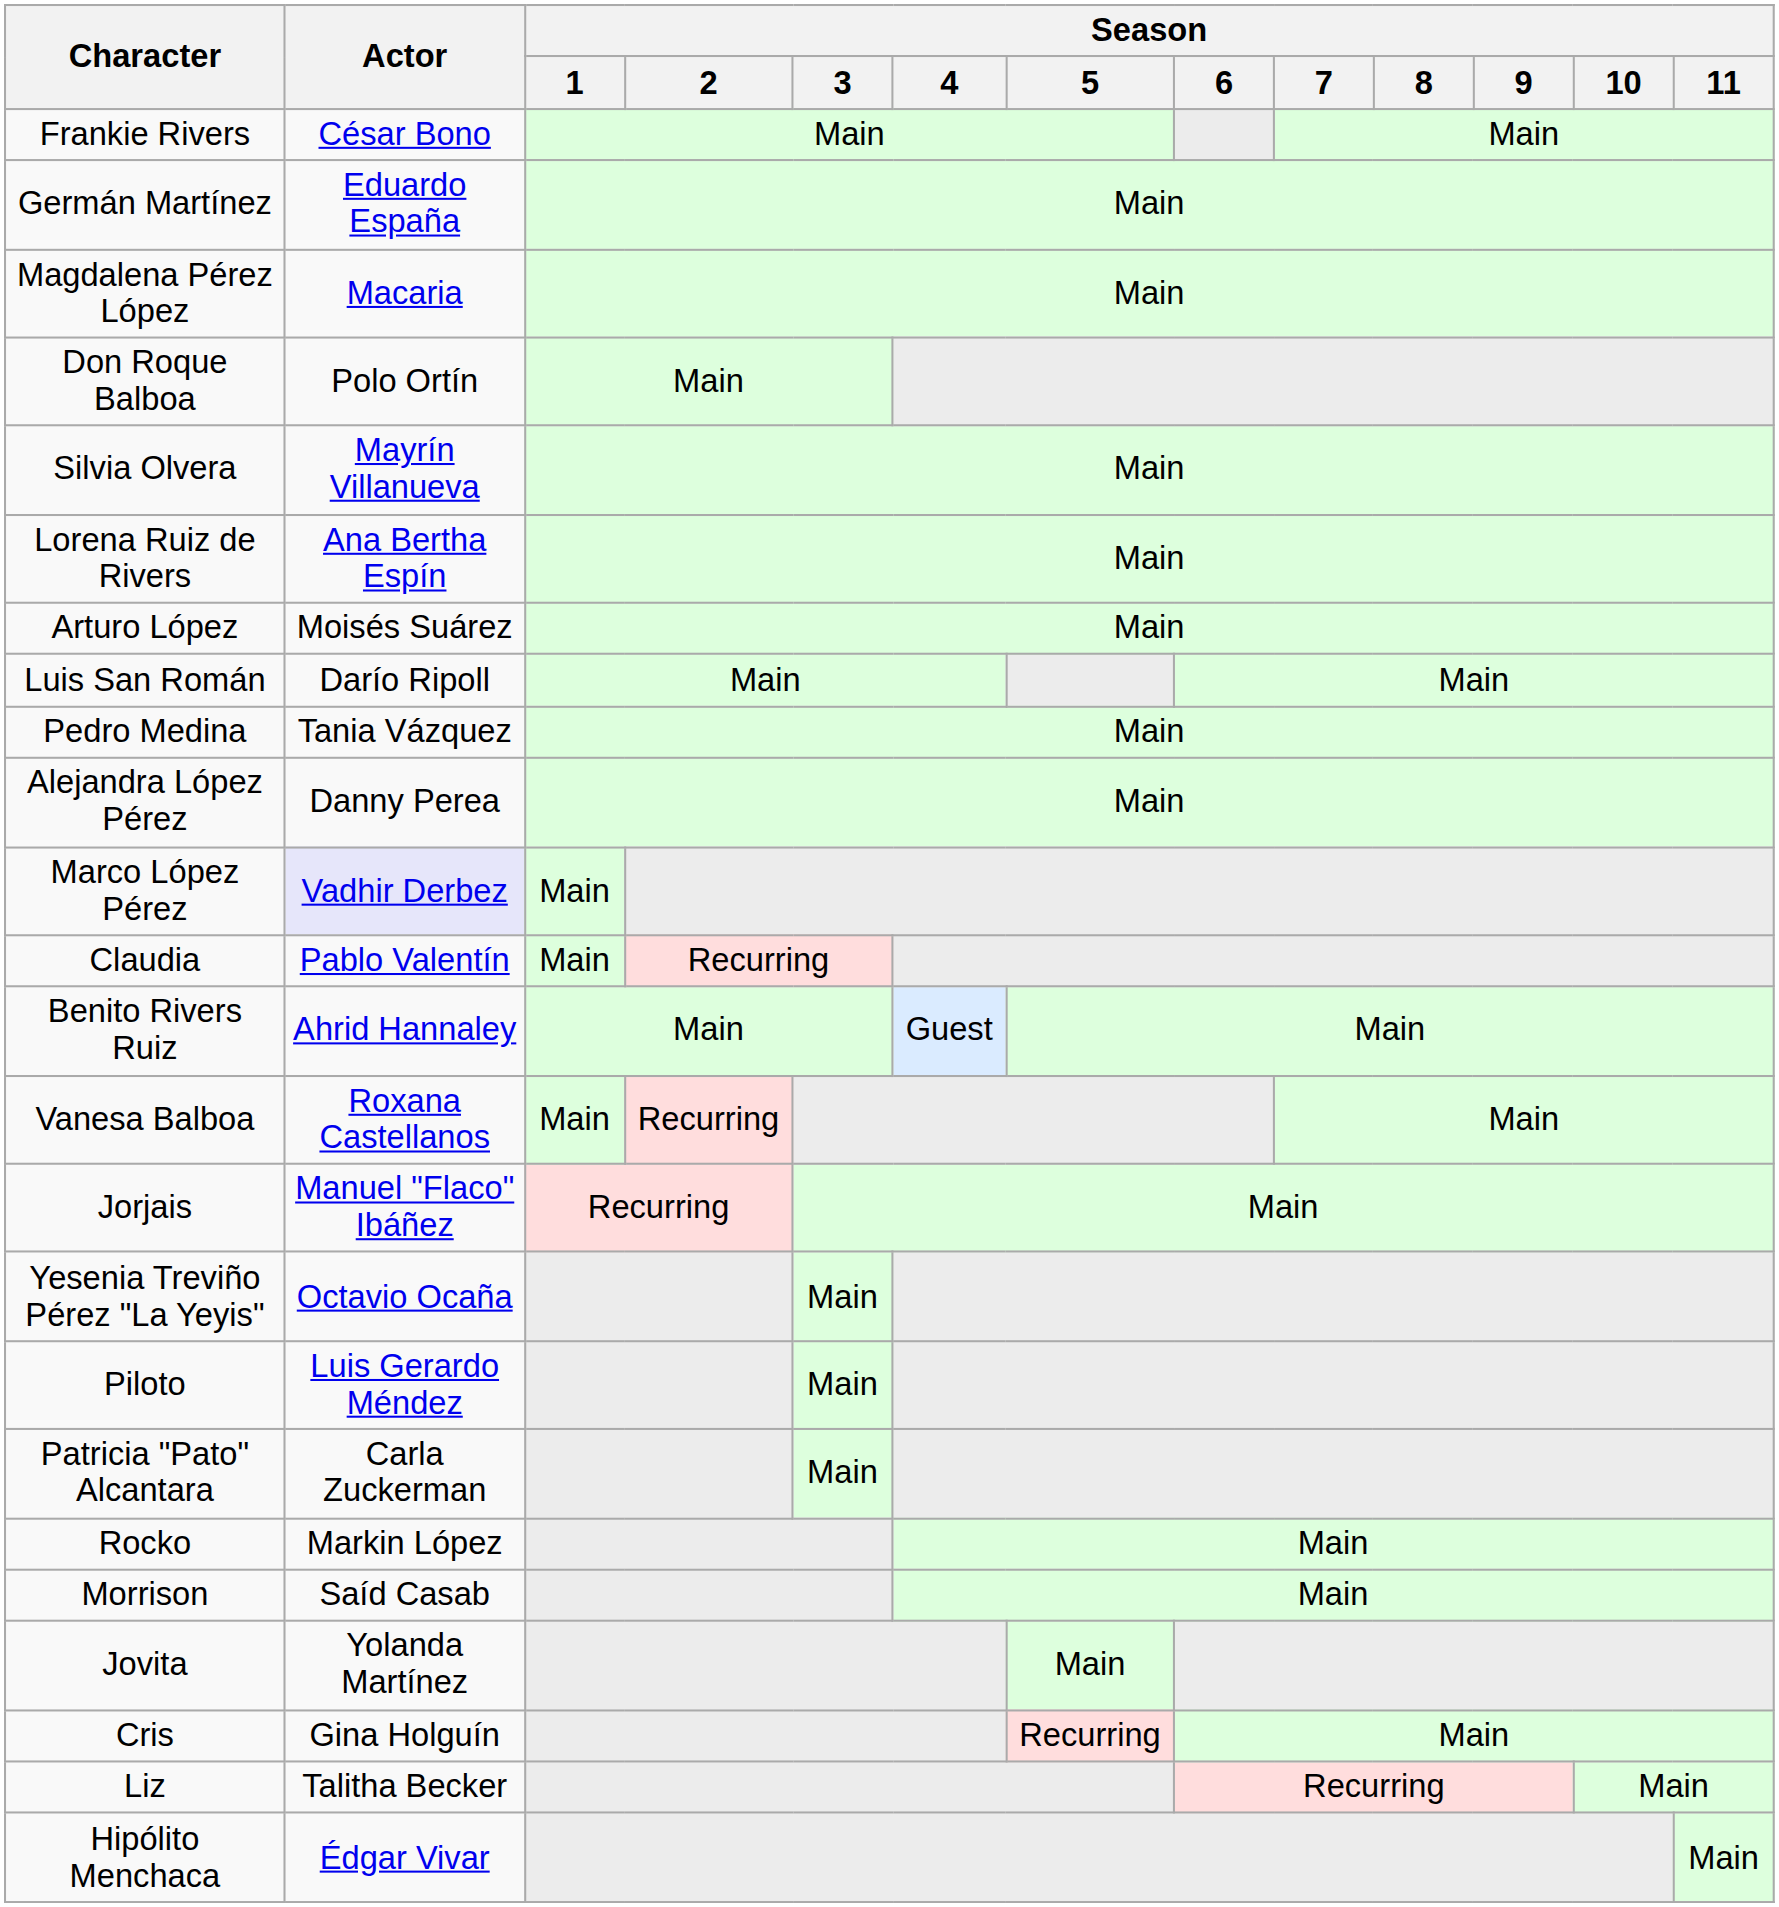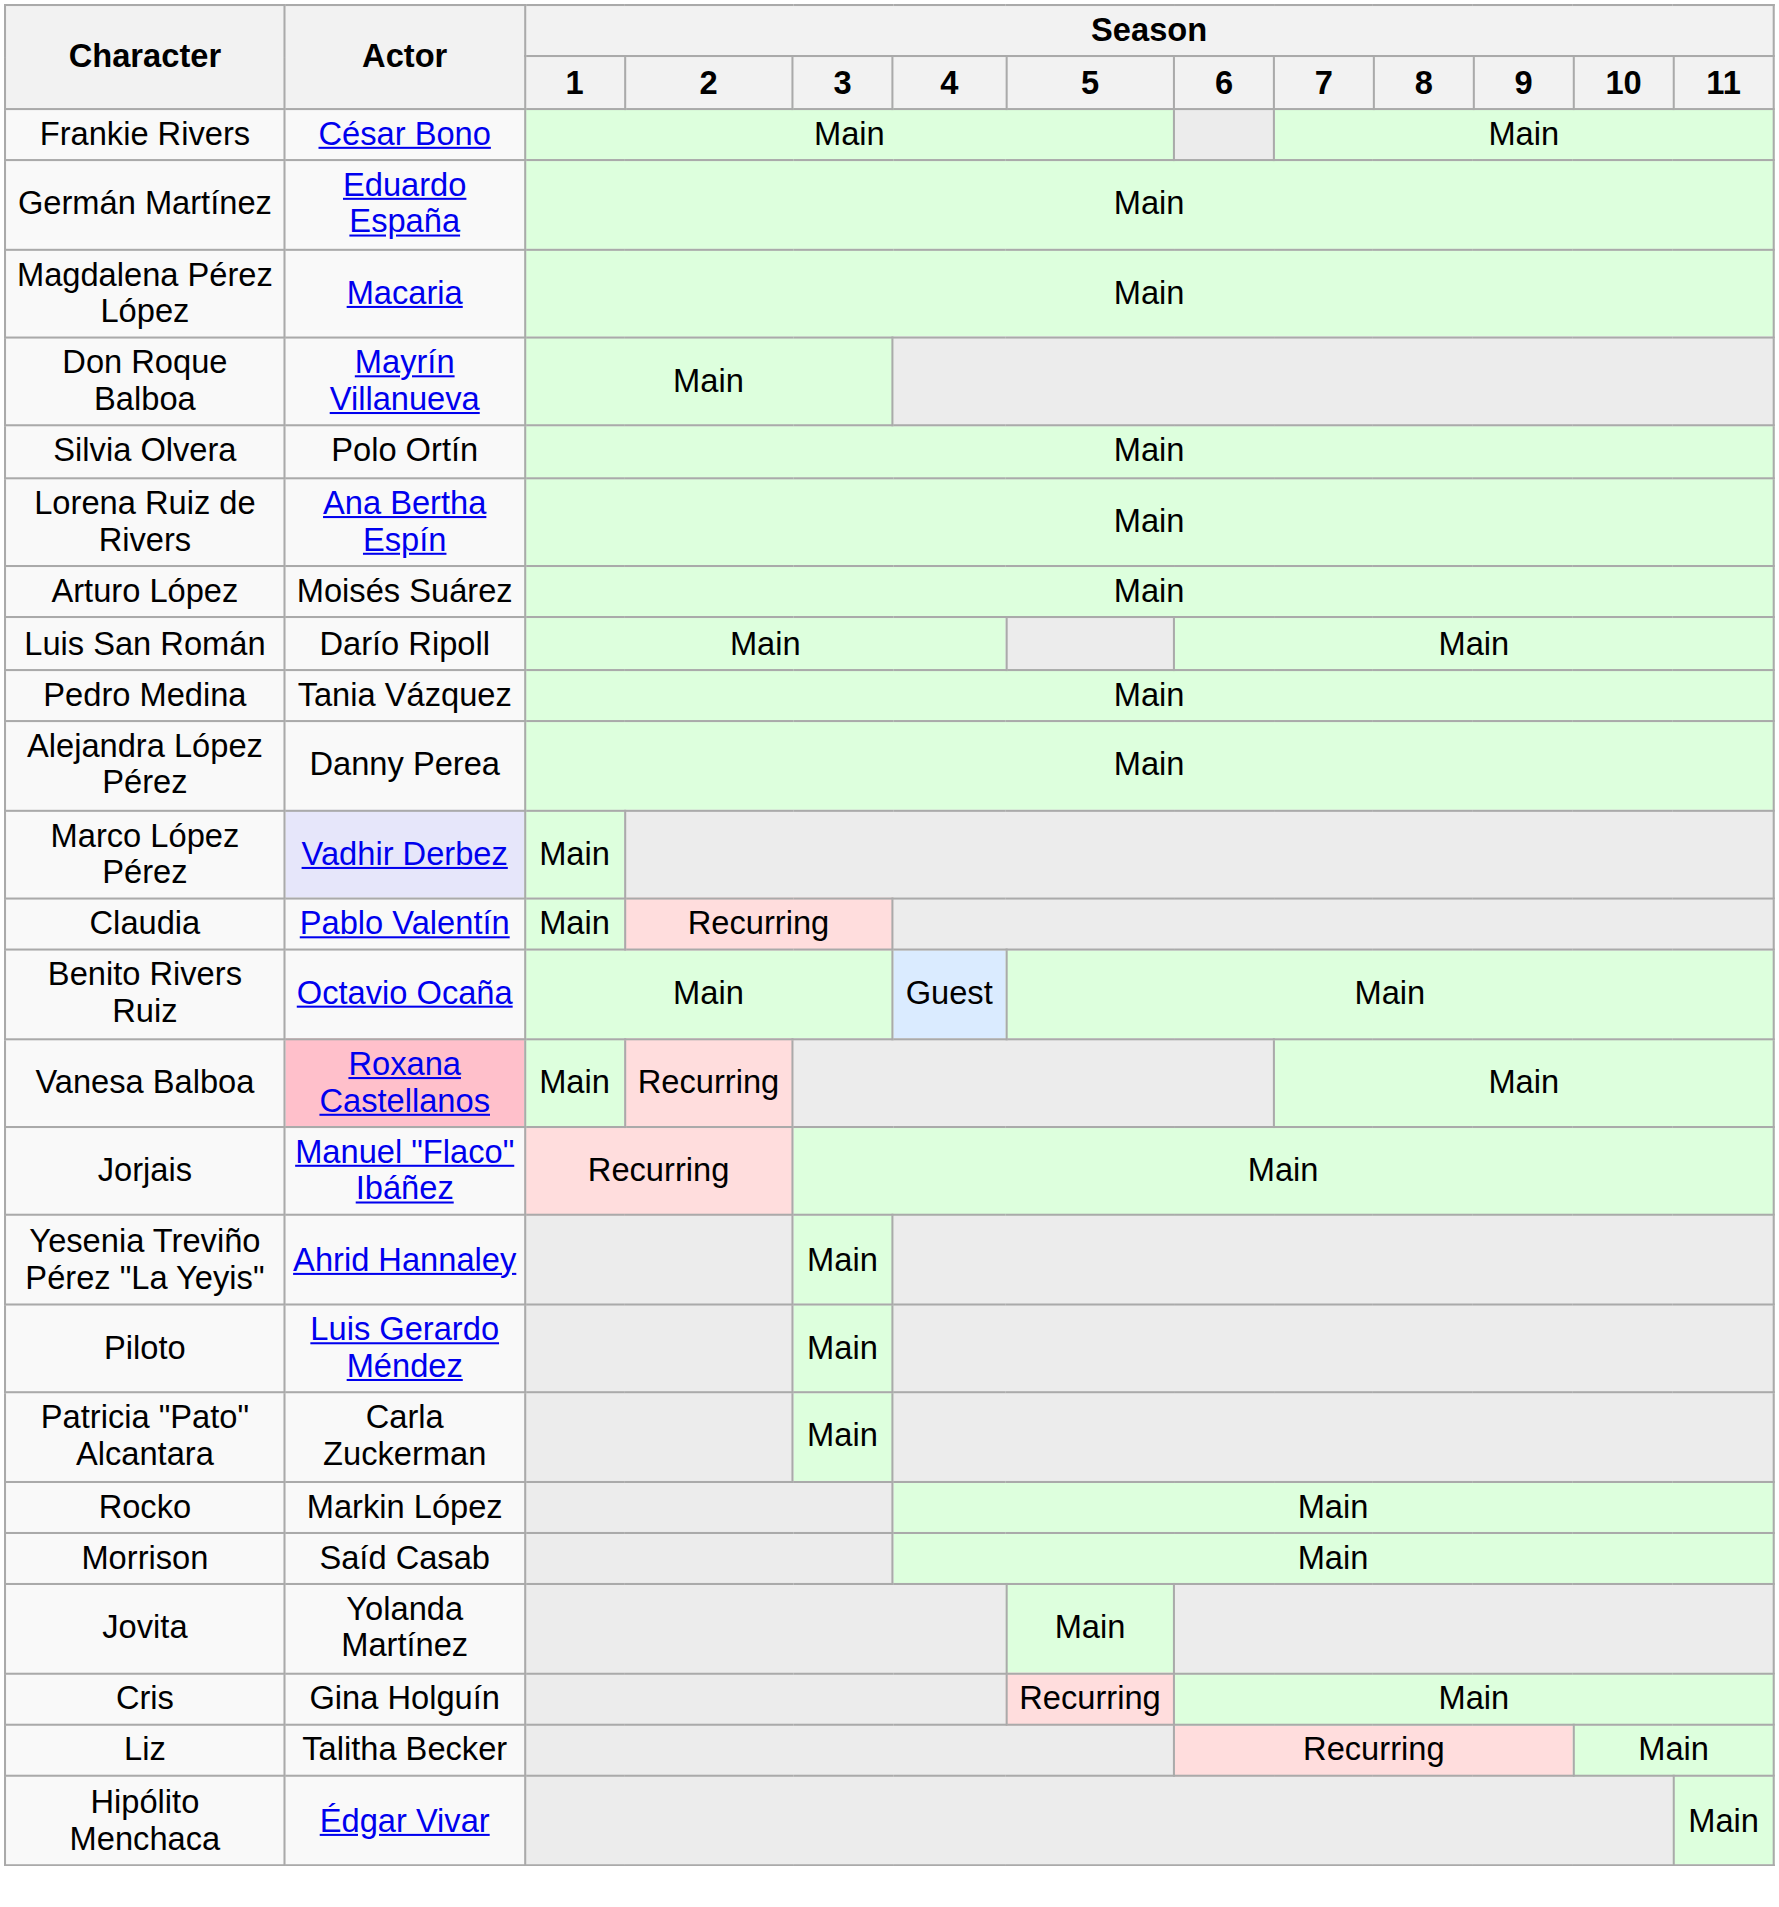(405, 381) Polo Ortín -> (405, 381) Mayrín Villanueva
(405, 469) Mayrín Villanueva -> (405, 451) Polo Ortín
(405, 1030) Ahrid Hannaley -> (405, 993) Octavio Ocaña
(405, 1118) no background -> (405, 1082) pink background
(405, 1295) Octavio Ocaña -> (405, 1259) Ahrid Hannaley
